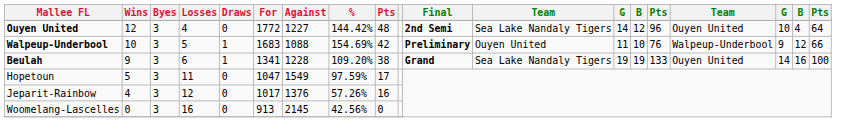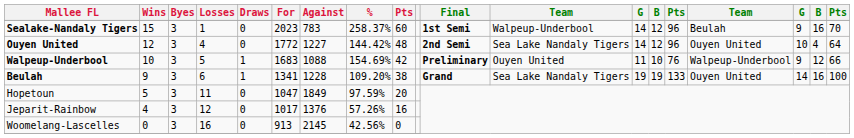+ row: (72, 29)
(297, 77) 1549 -> (315, 93) 1849
(383, 77) 17 -> (401, 93) 20
